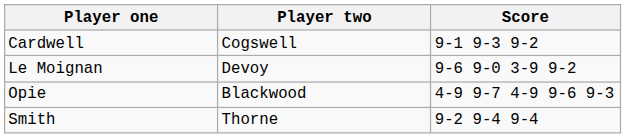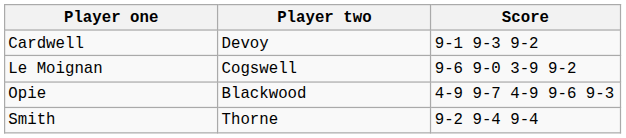(259, 43) Cogswell -> (245, 43) Devoy
(245, 69) Devoy -> (259, 69) Cogswell
